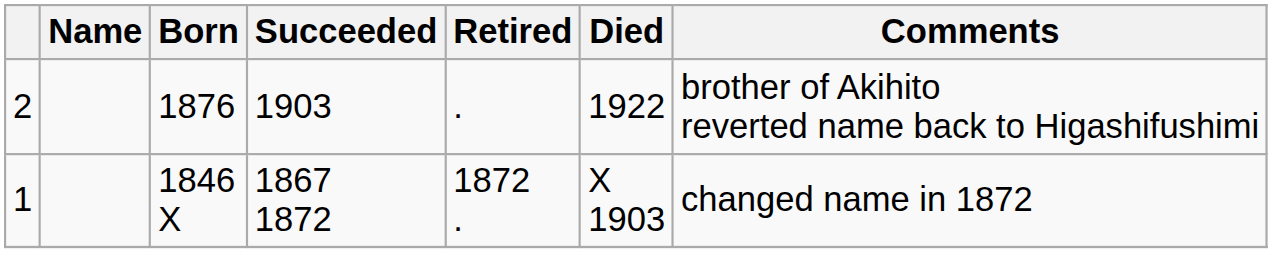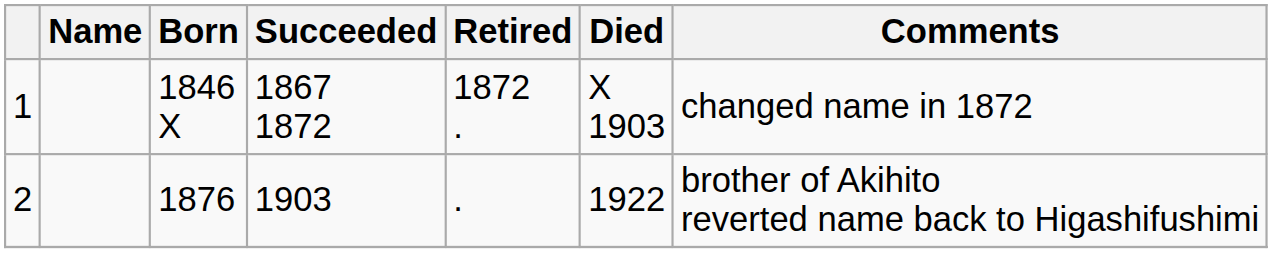rows swapped: (23, 199) <-> (23, 106)
